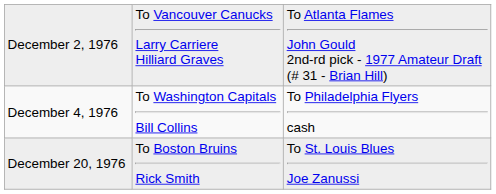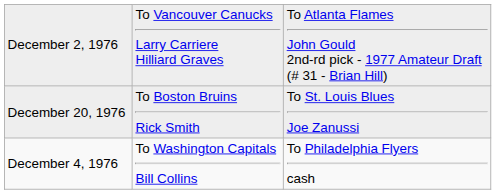rows swapped: (63, 112) <-> (67, 163)
